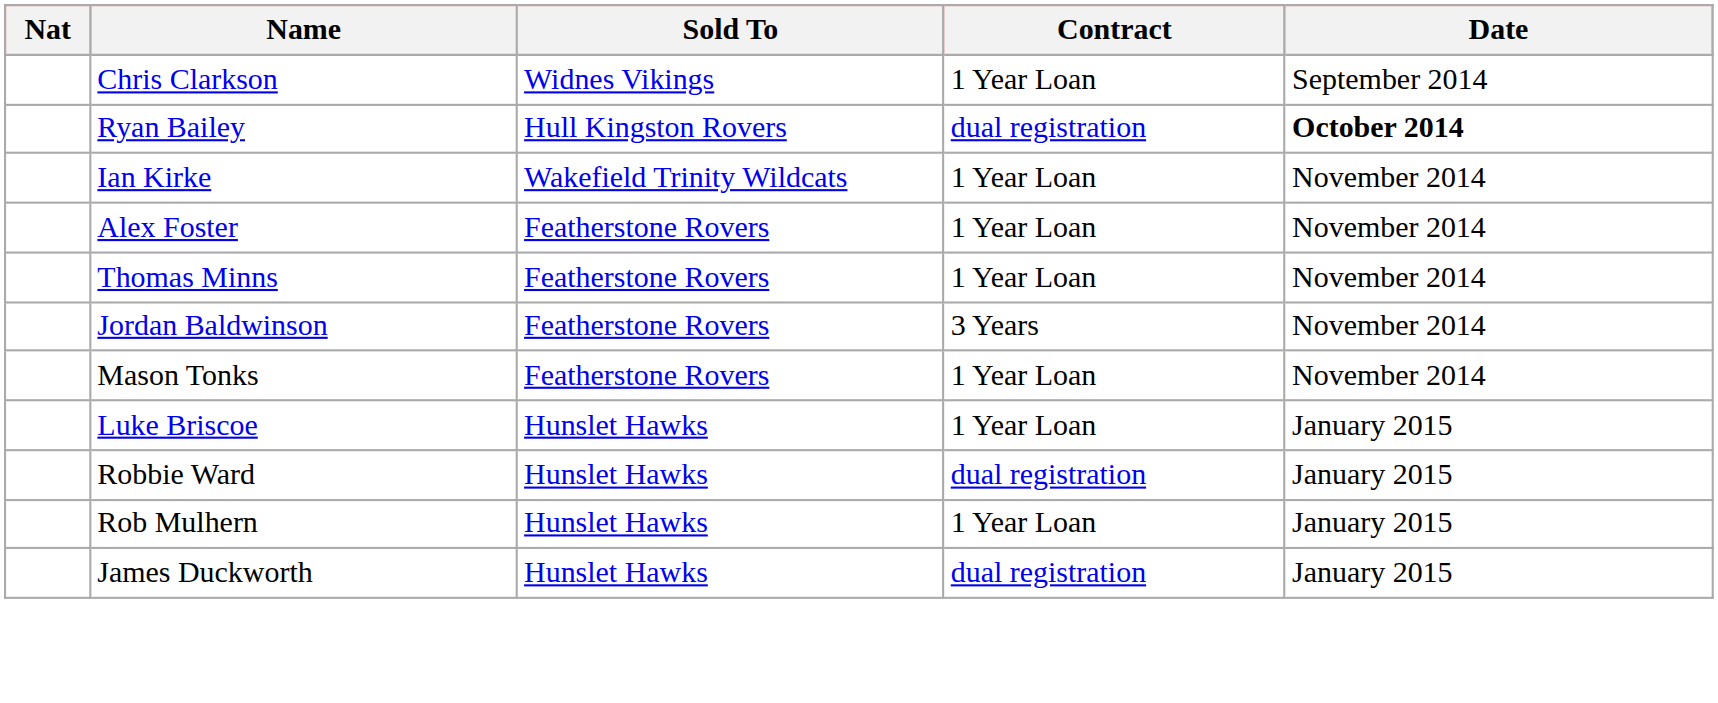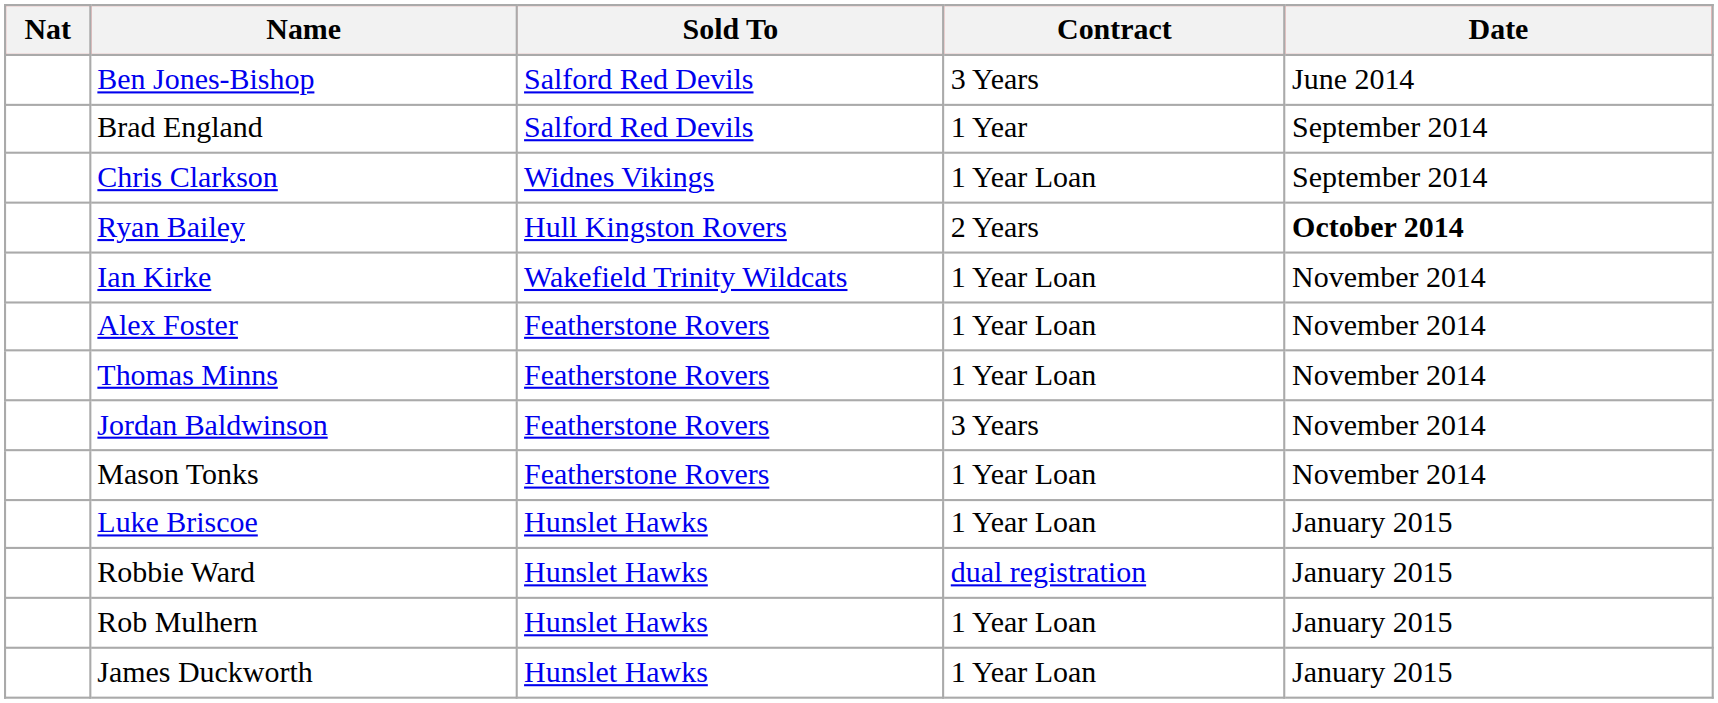+ row: (206, 78)
+ row: (180, 128)
(1048, 128) dual registration -> (995, 227) 2 Years
(1048, 572) dual registration -> (1024, 671) 1 Year Loan
